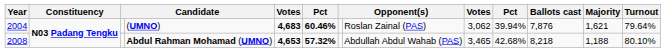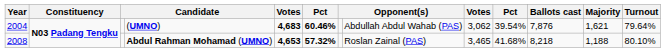(385, 26) Roslan Zainal (PAS) -> (403, 26) Abdullah Abdul Wahab (PAS)
(510, 26) 39.94% -> (510, 26) 39.54%
(403, 40) Abdullah Abdul Wahab (PAS) -> (385, 40) Roslan Zainal (PAS)
(510, 40) 42.68% -> (510, 40) 41.68%
